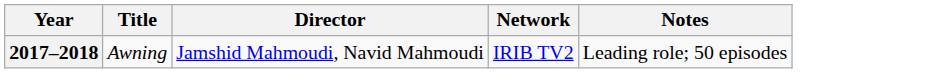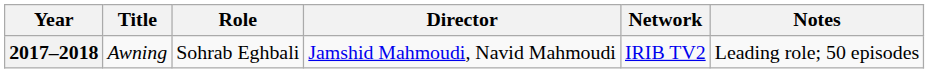+ column: (238, 20)
